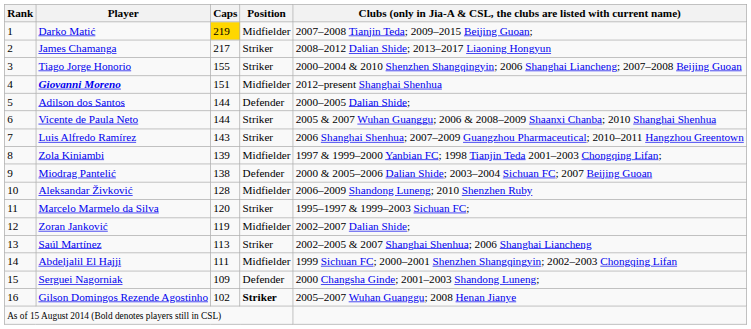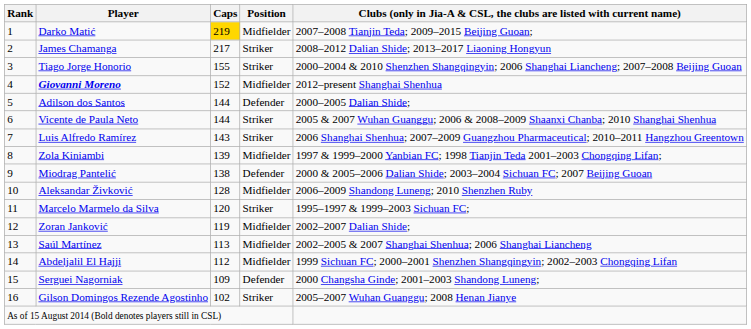(222, 84) 151 -> (222, 84) 152
(258, 244) Striker -> (267, 244) Midfielder
(221, 262) 111 -> (221, 262) 112
(260, 297) bold -> (258, 297) normal
